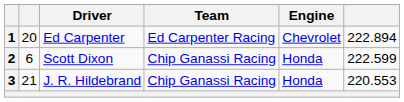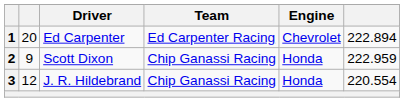(29, 59) 6 -> (29, 59) 9
(372, 59) 222.599 -> (372, 59) 222.959
(29, 80) 21 -> (29, 80) 12
(372, 80) 220.553 -> (372, 80) 220.554
